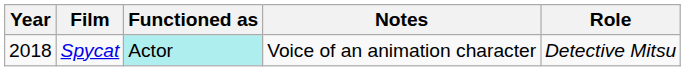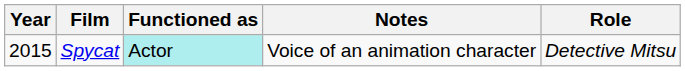(30, 50) 2018 -> (30, 50) 2015
